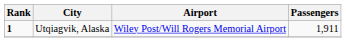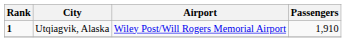(327, 28) 1,911 -> (327, 28) 1,910
